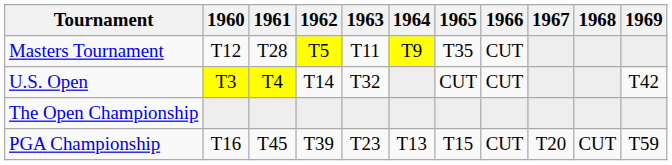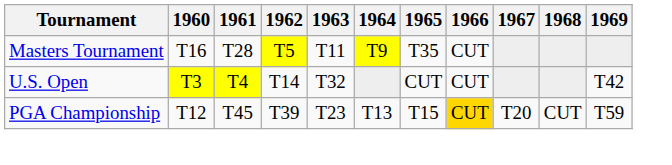(226, 51) T12 -> (191, 51) T16
- row: (104, 113)
(226, 144) T16 -> (191, 113) T12
(504, 144) no background -> (470, 113) gold background
